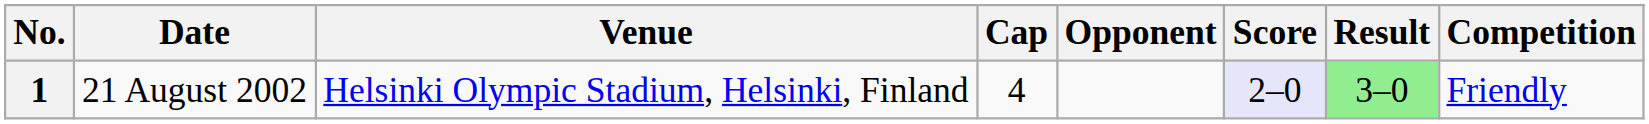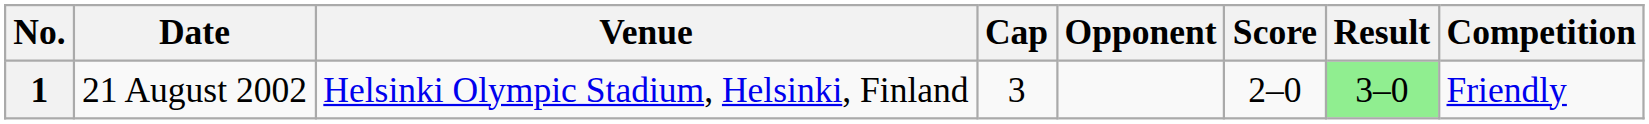(1017, 88) 4 -> (1017, 88) 3
(1275, 88) lavender background -> (1275, 88) no background
